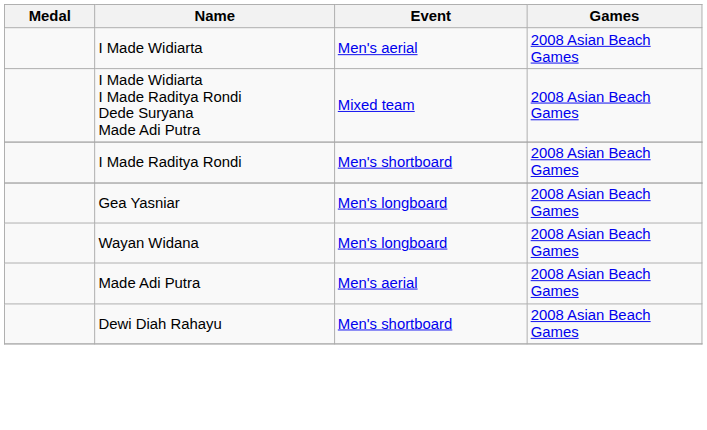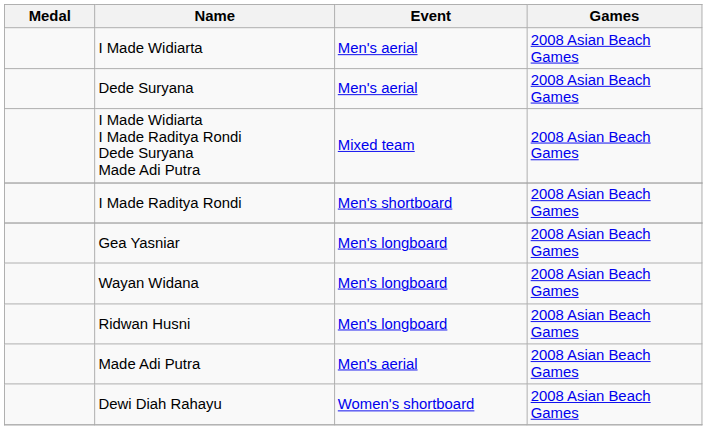+ row: (146, 88)
+ row: (144, 323)
(395, 323) Men's shortboard -> (406, 404) Women's shortboard
